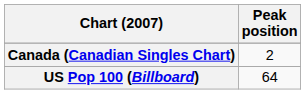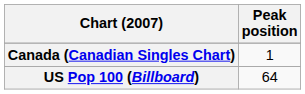(270, 54) 2 -> (270, 54) 1
